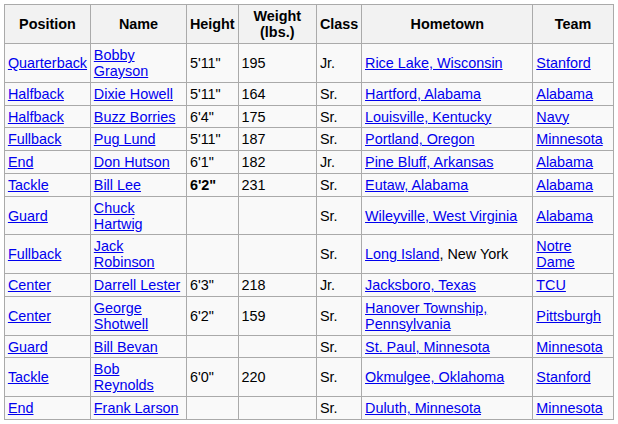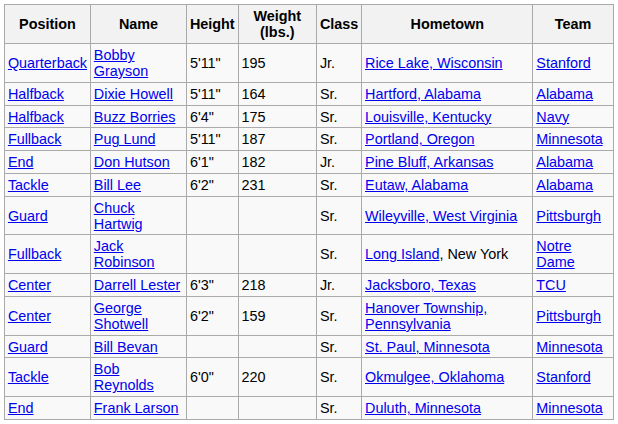(203, 185) bold -> (202, 185) normal
(565, 216) Alabama -> (569, 216) Pittsburgh
